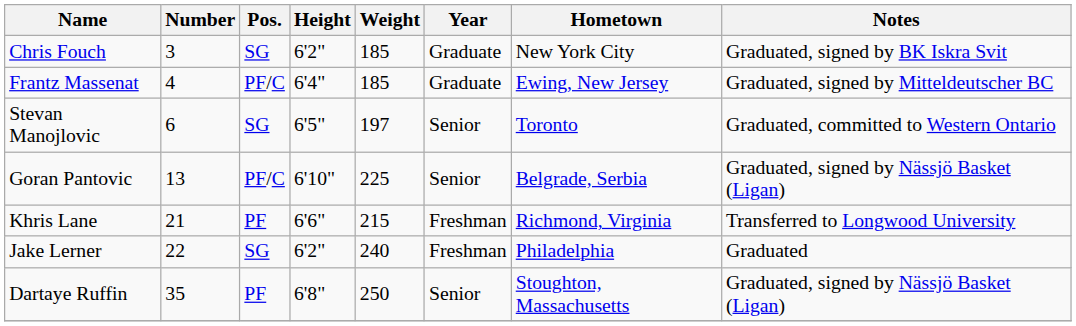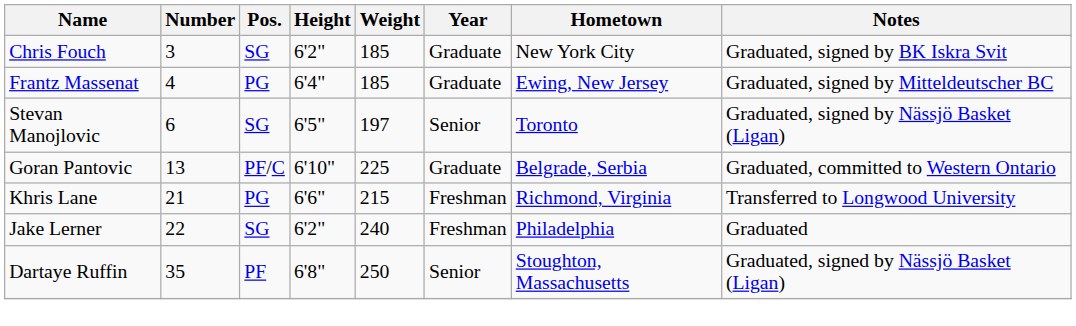(265, 82) PF/C -> (257, 82) PG
(891, 124) Graduated, committed to Western Ontario -> (868, 124) Graduated, signed by Nässjö Basket (Ligan)
(455, 178) Senior -> (465, 167) Graduate
(868, 178) Graduated, signed by Nässjö Basket (Ligan) -> (891, 167) Graduated, committed to Western Ontario
(255, 220) PF -> (257, 198) PG
